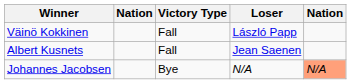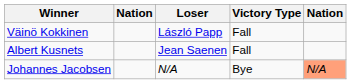columns swapped: (193, 13) <-> (267, 13)
